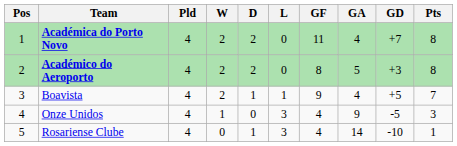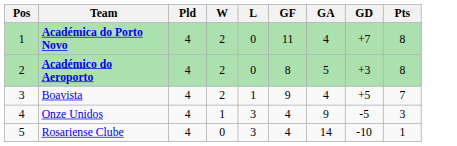- column: (253, 13)
